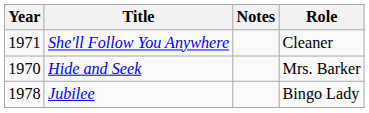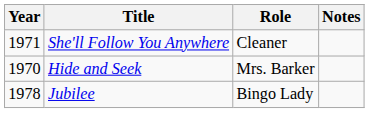columns swapped: (322, 17) <-> (256, 17)
